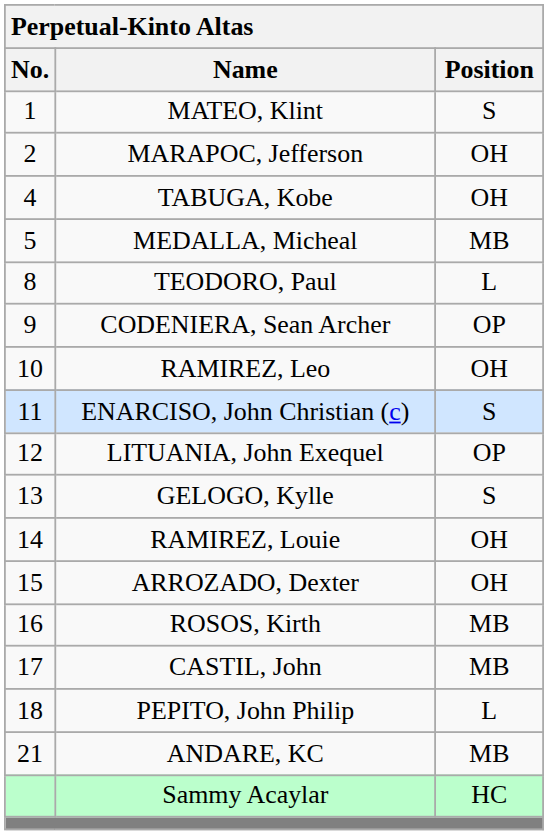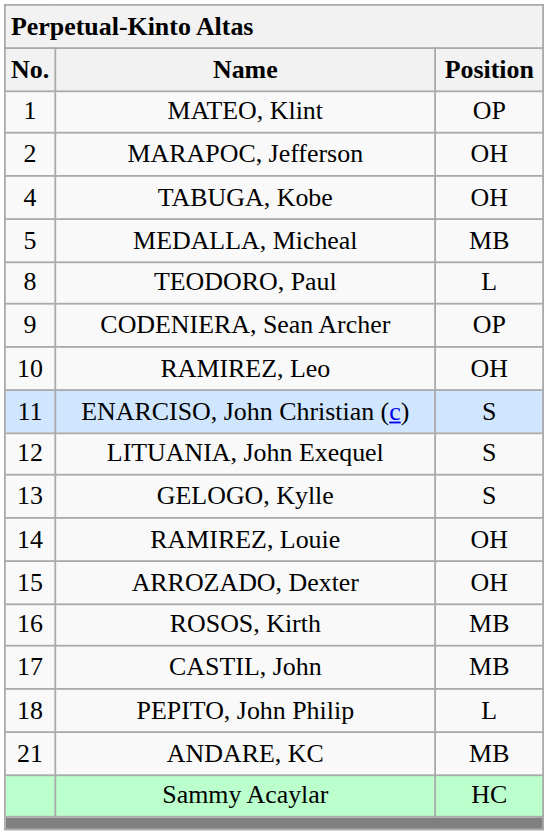(489, 111) S -> (489, 111) OP
(489, 453) OP -> (489, 453) S
